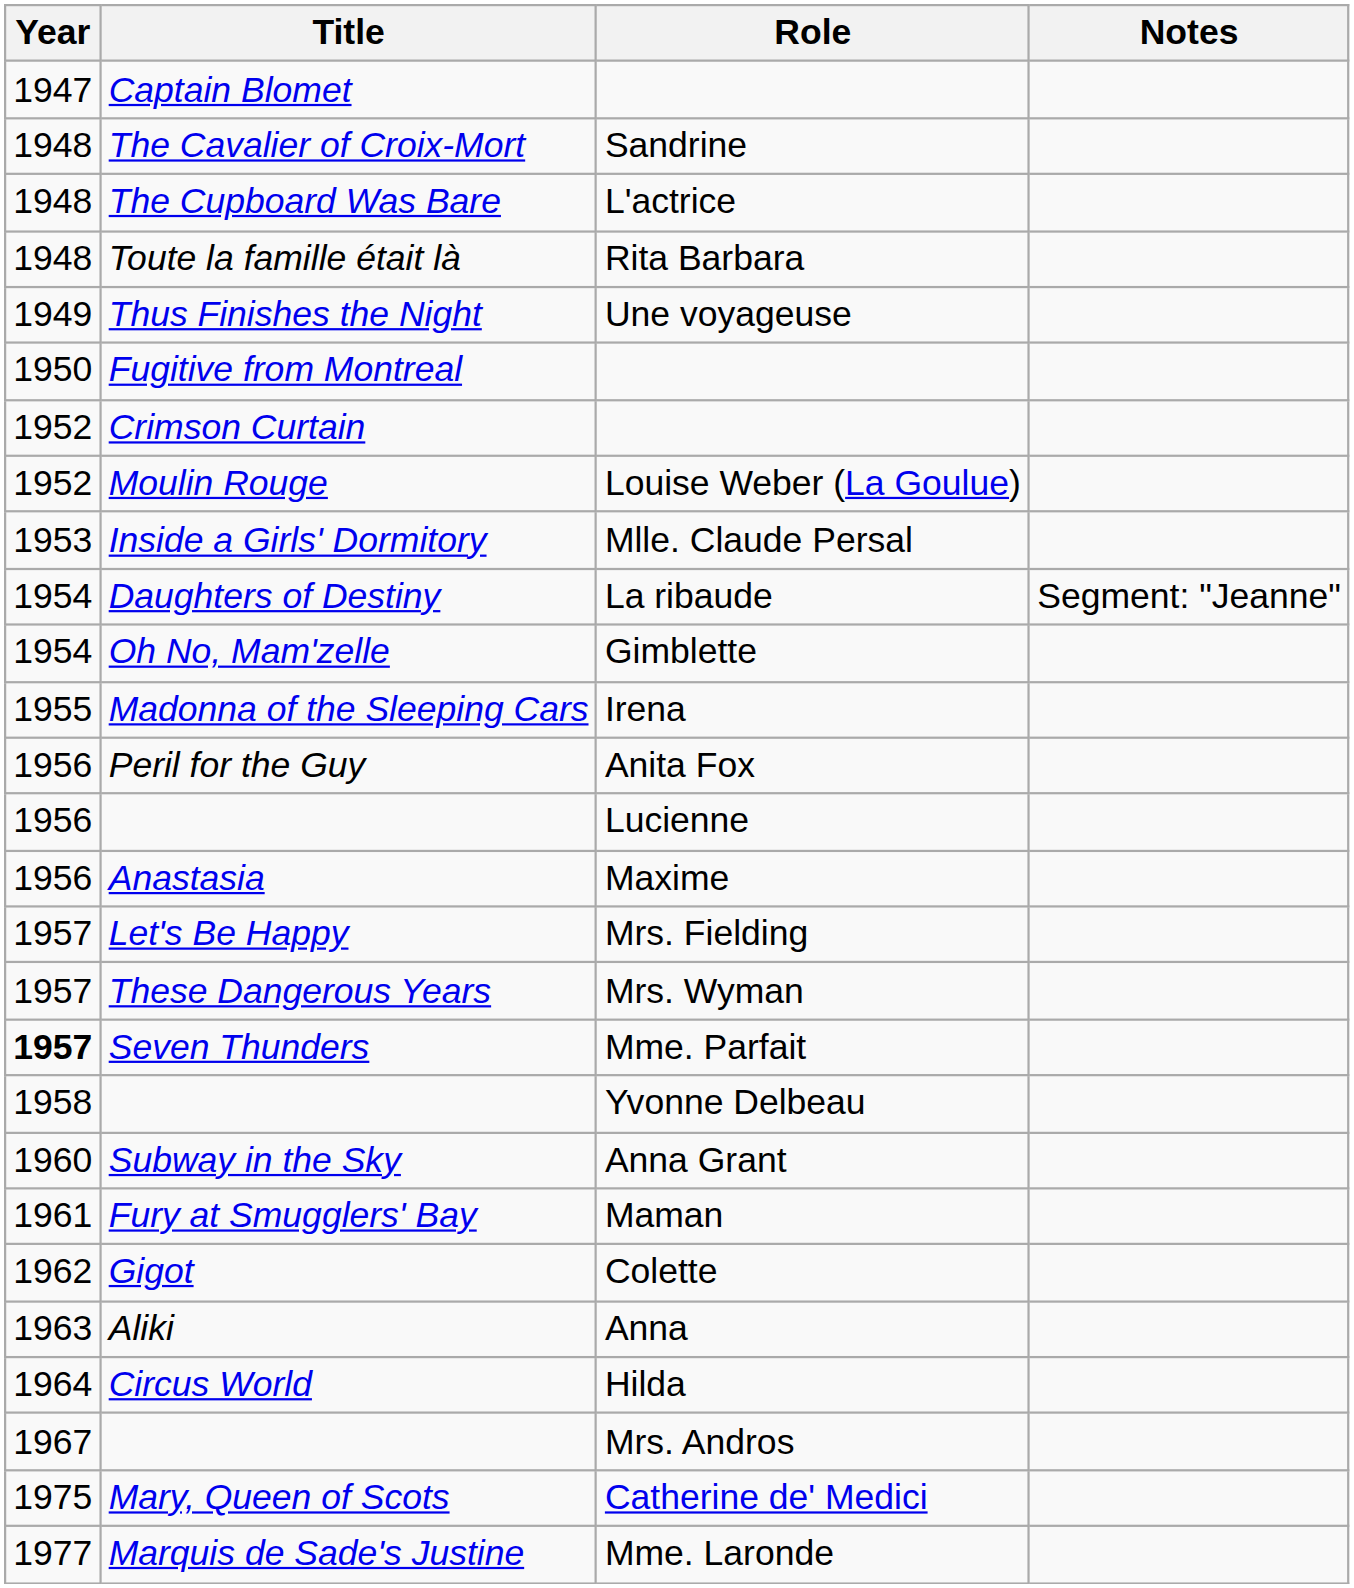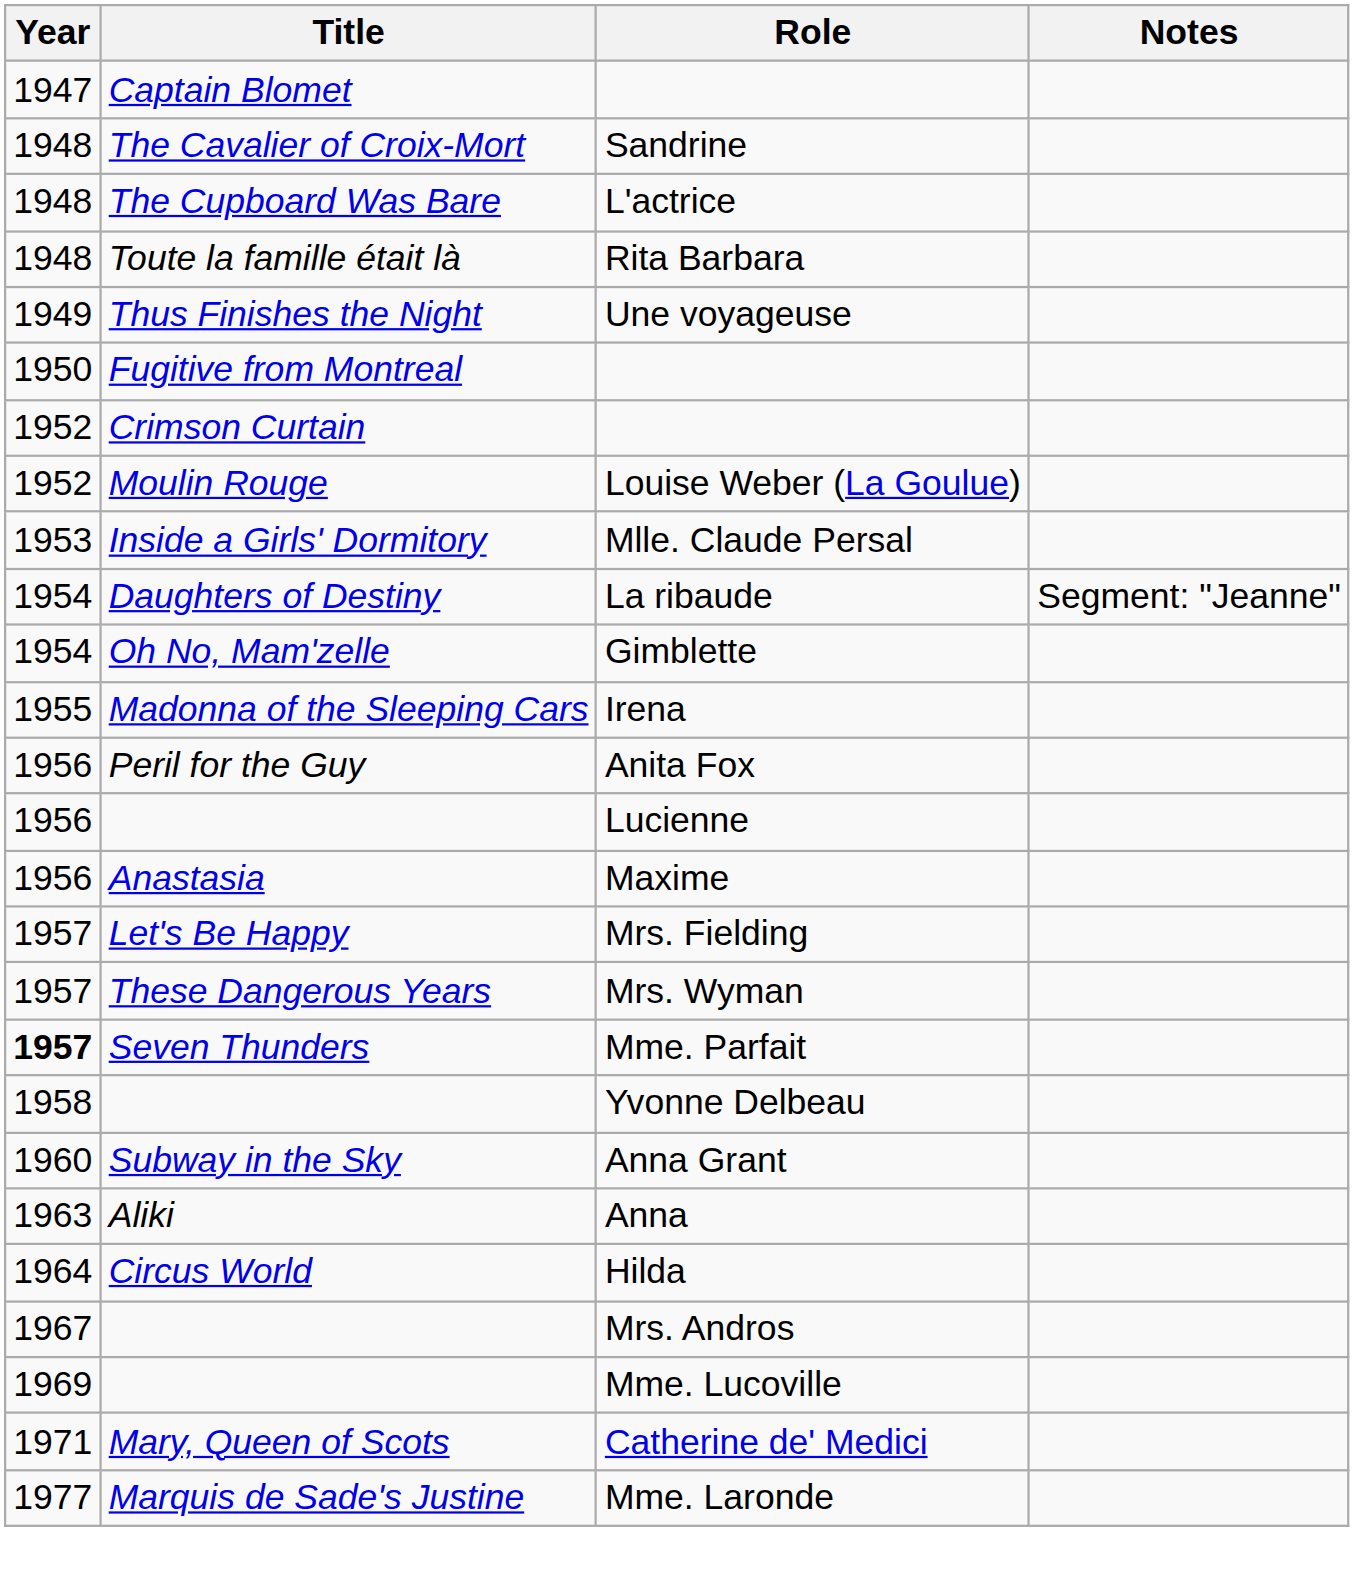- row: (293, 1215)
- row: (151, 1271)
+ row: (349, 1385)
(53, 1497) 1975 -> (53, 1440) 1971
